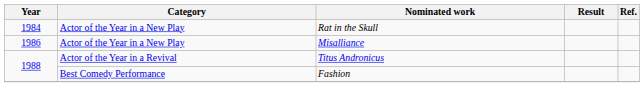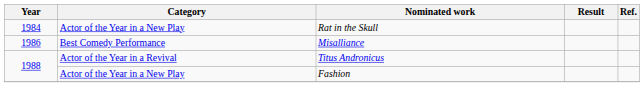(122, 43) Actor of the Year in a New Play -> (112, 43) Best Comedy Performance
(112, 74) Best Comedy Performance -> (122, 74) Actor of the Year in a New Play
